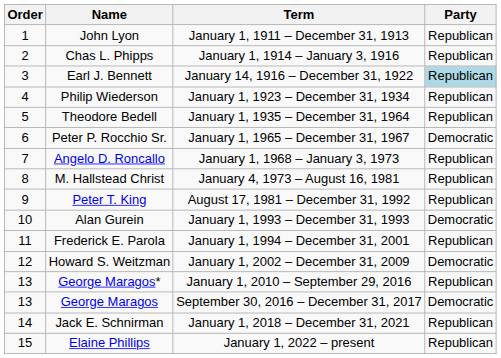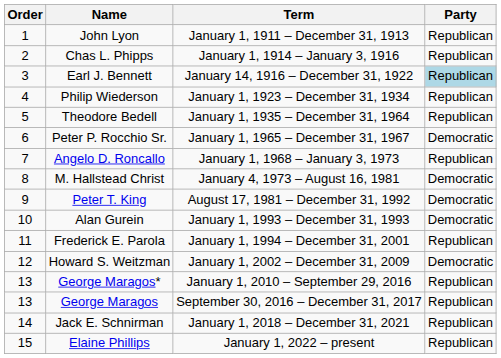(461, 179) Republican -> (461, 179) Democratic
(461, 199) Republican -> (461, 199) Democratic
(461, 302) Democratic -> (461, 302) Republican
